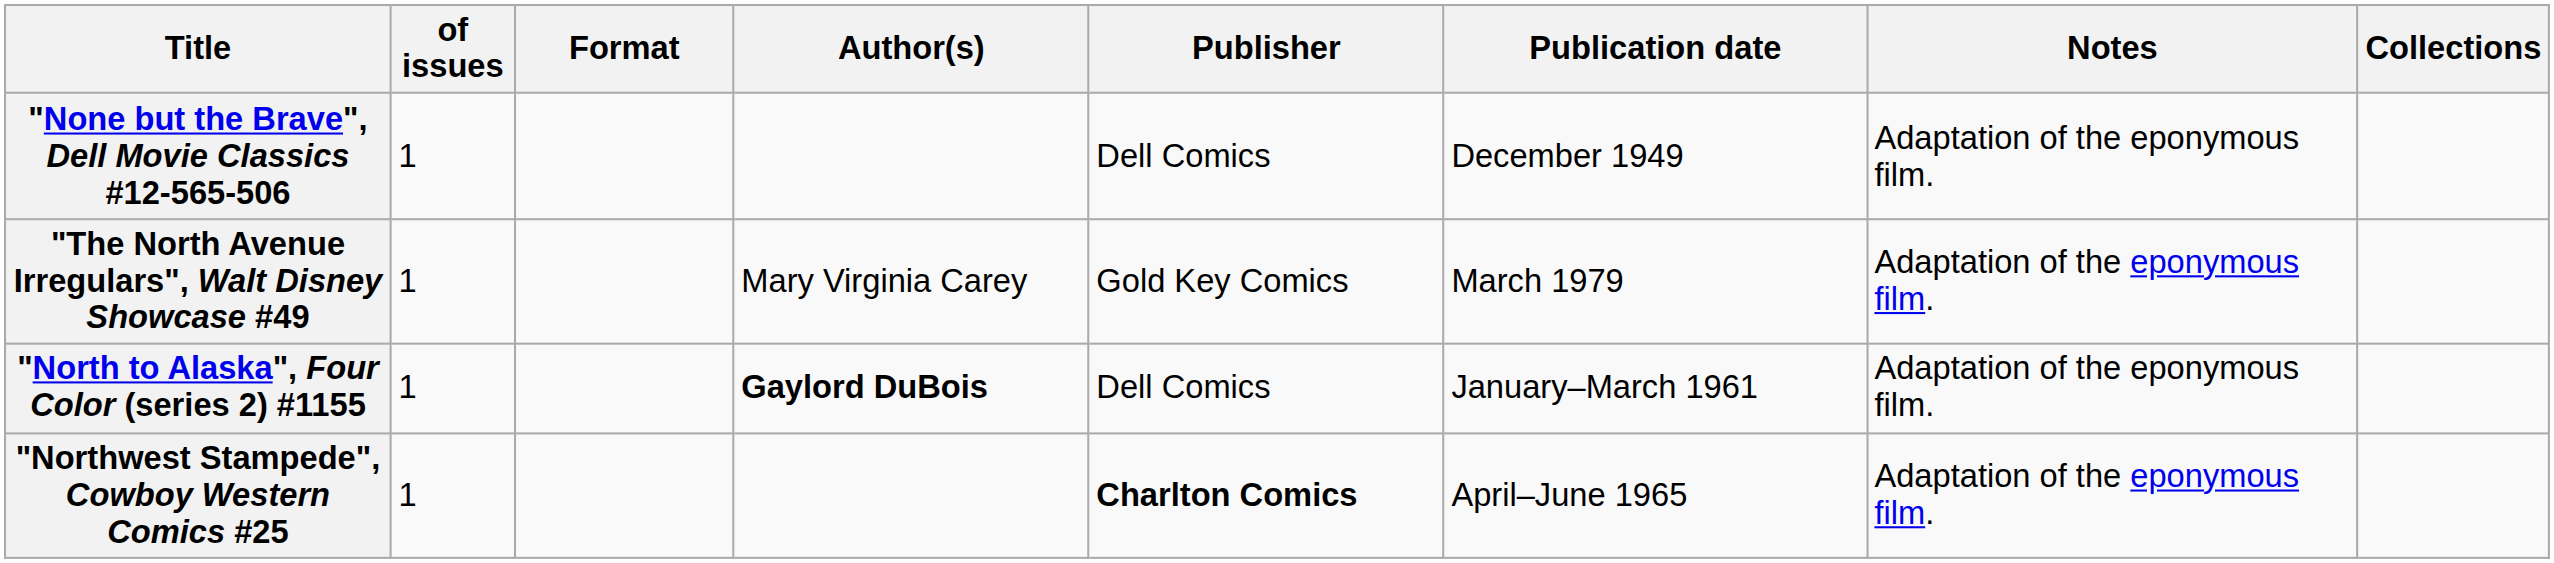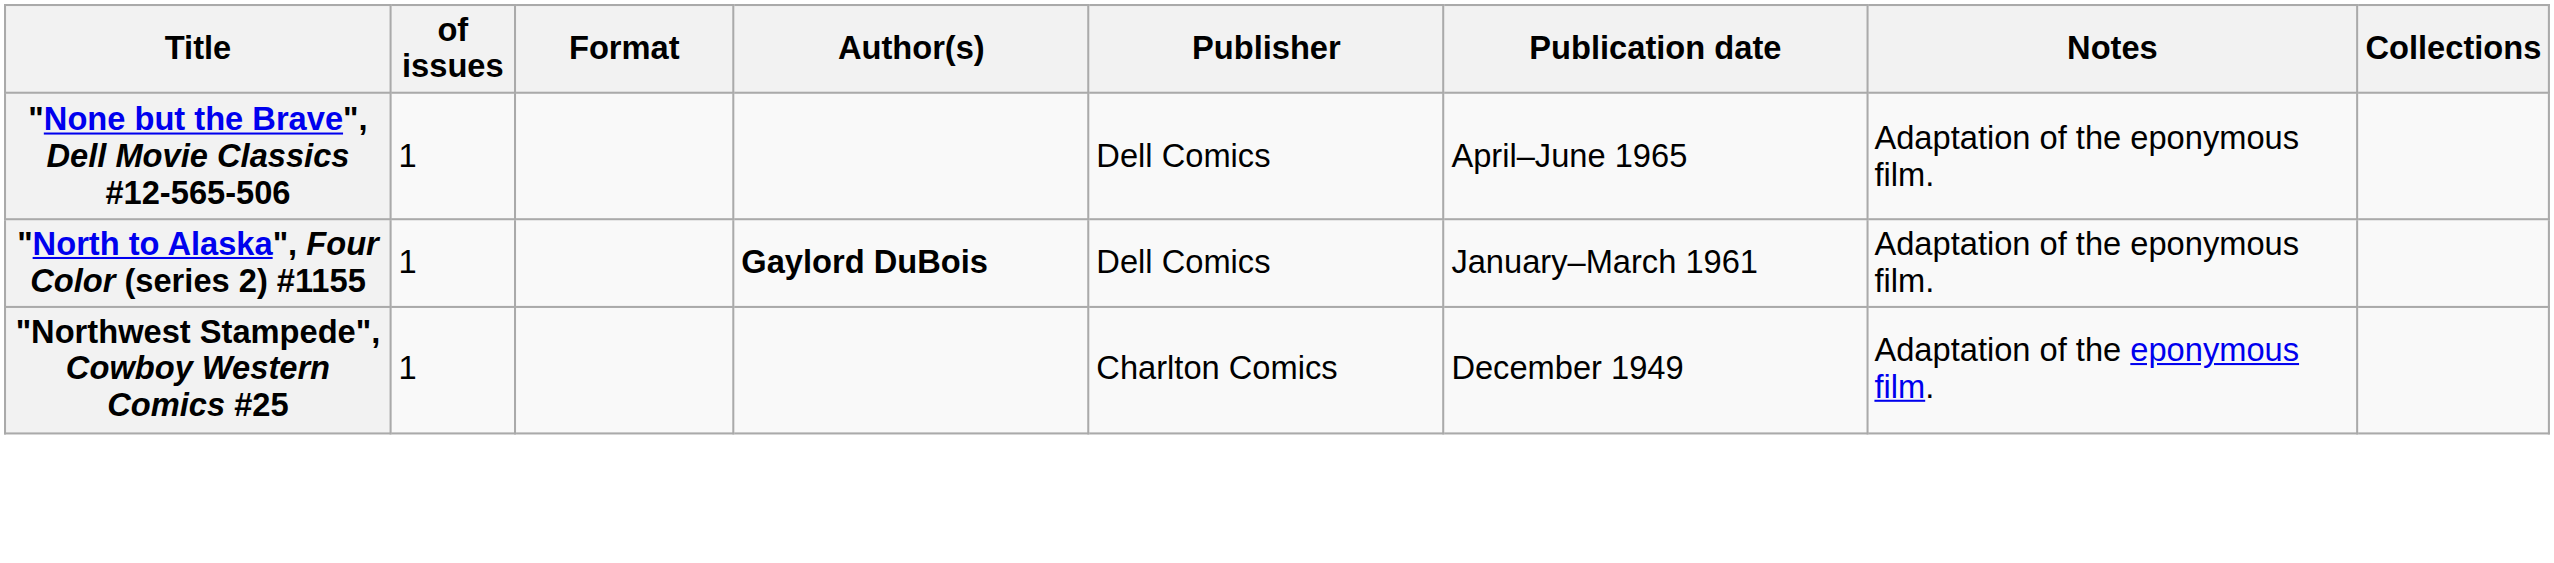(1568, 155) December 1949 -> (1569, 155) April–June 1965
- row: (198, 280)
(1227, 494) bold -> (1217, 369) normal
(1569, 494) April–June 1965 -> (1568, 369) December 1949
